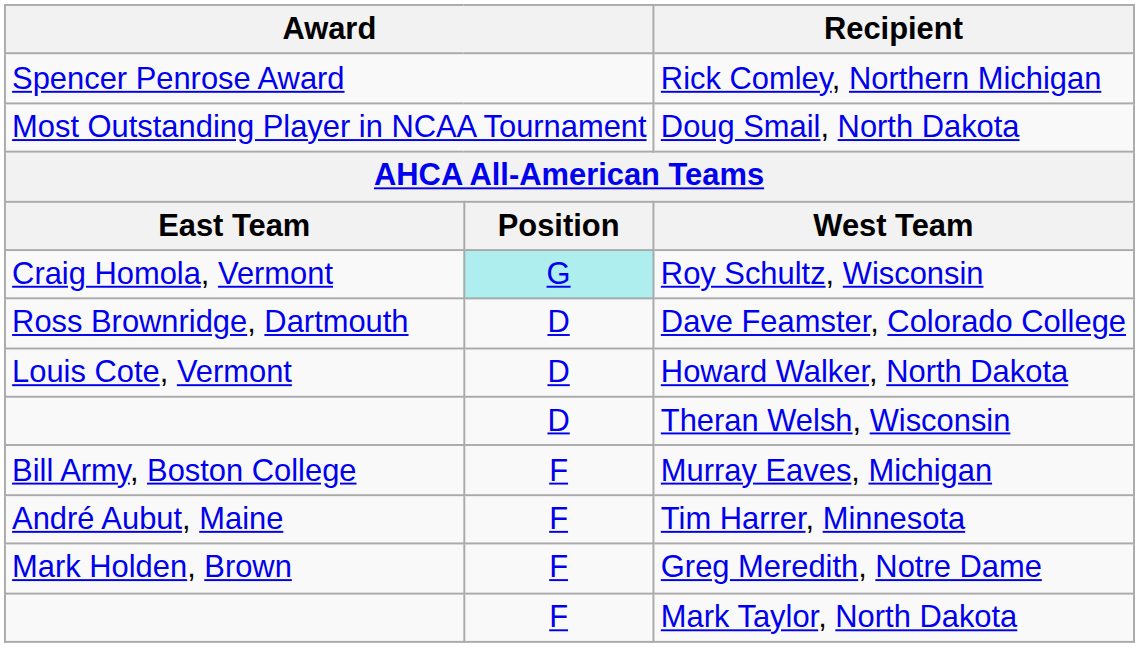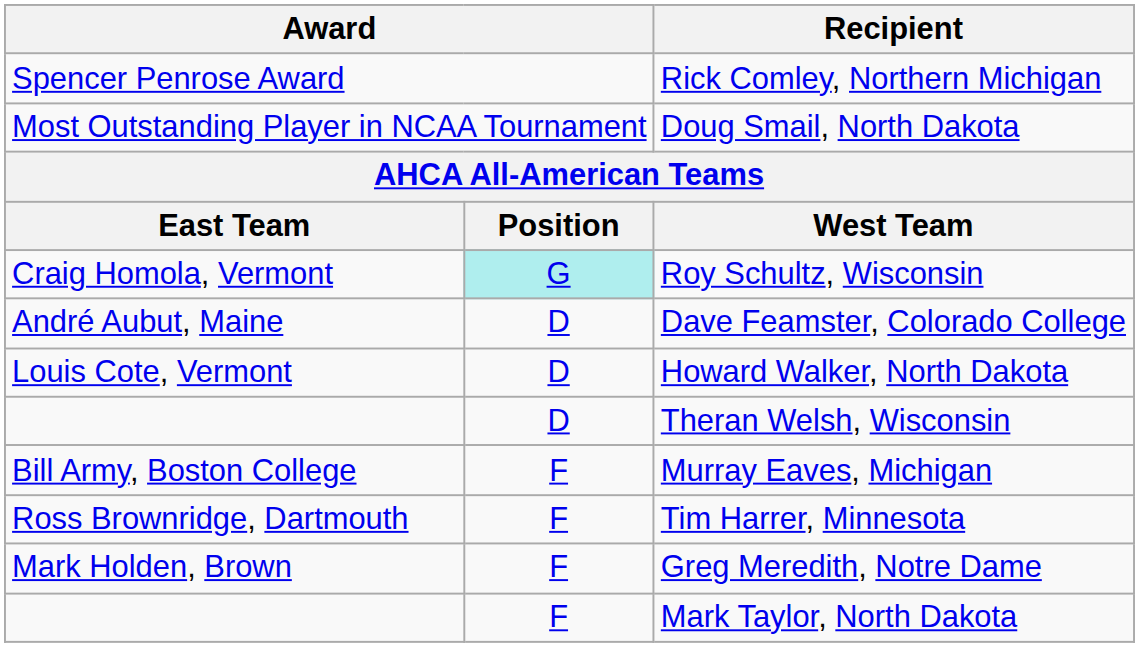(210, 322) Ross Brownridge, Dartmouth -> (148, 322) André Aubut, Maine
(148, 518) André Aubut, Maine -> (210, 518) Ross Brownridge, Dartmouth
